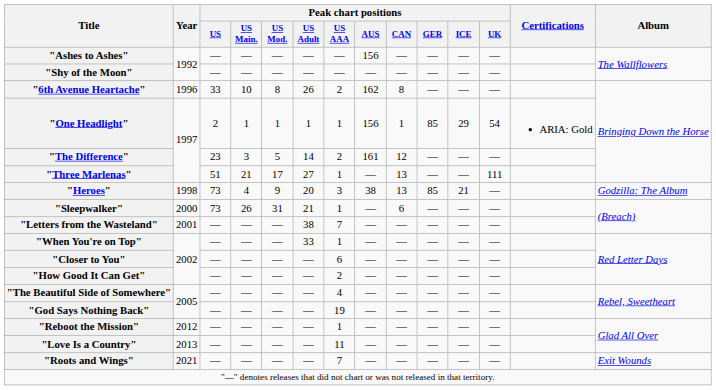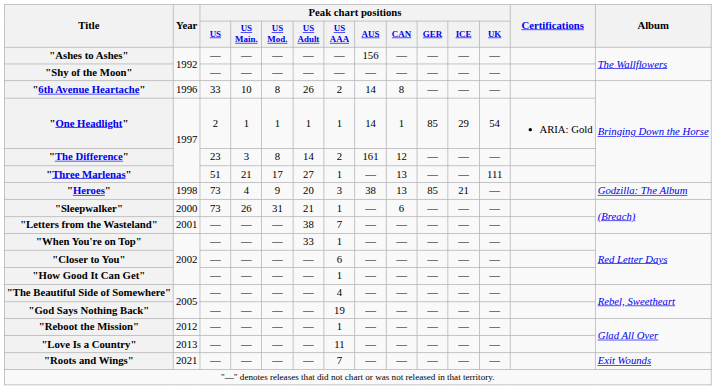(370, 89) 162 -> (370, 89) 14
(370, 123) 156 -> (370, 123) 14
(277, 157) 5 -> (277, 157) 8
(339, 276) 2 -> (339, 276) 1
